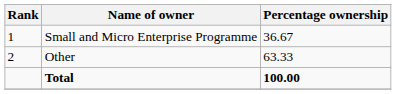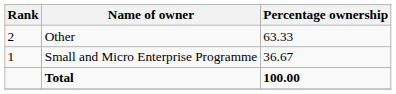rows swapped: (151, 36) <-> (60, 57)
